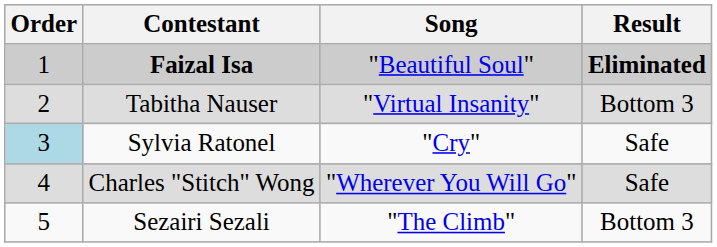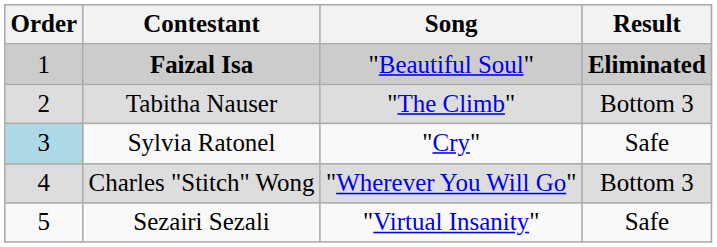(451, 103) "Virtual Insanity" -> (451, 103) "The Climb"
(647, 182) Safe -> (647, 182) Bottom 3
(451, 222) "The Climb" -> (451, 222) "Virtual Insanity"
(647, 222) Bottom 3 -> (647, 222) Safe
